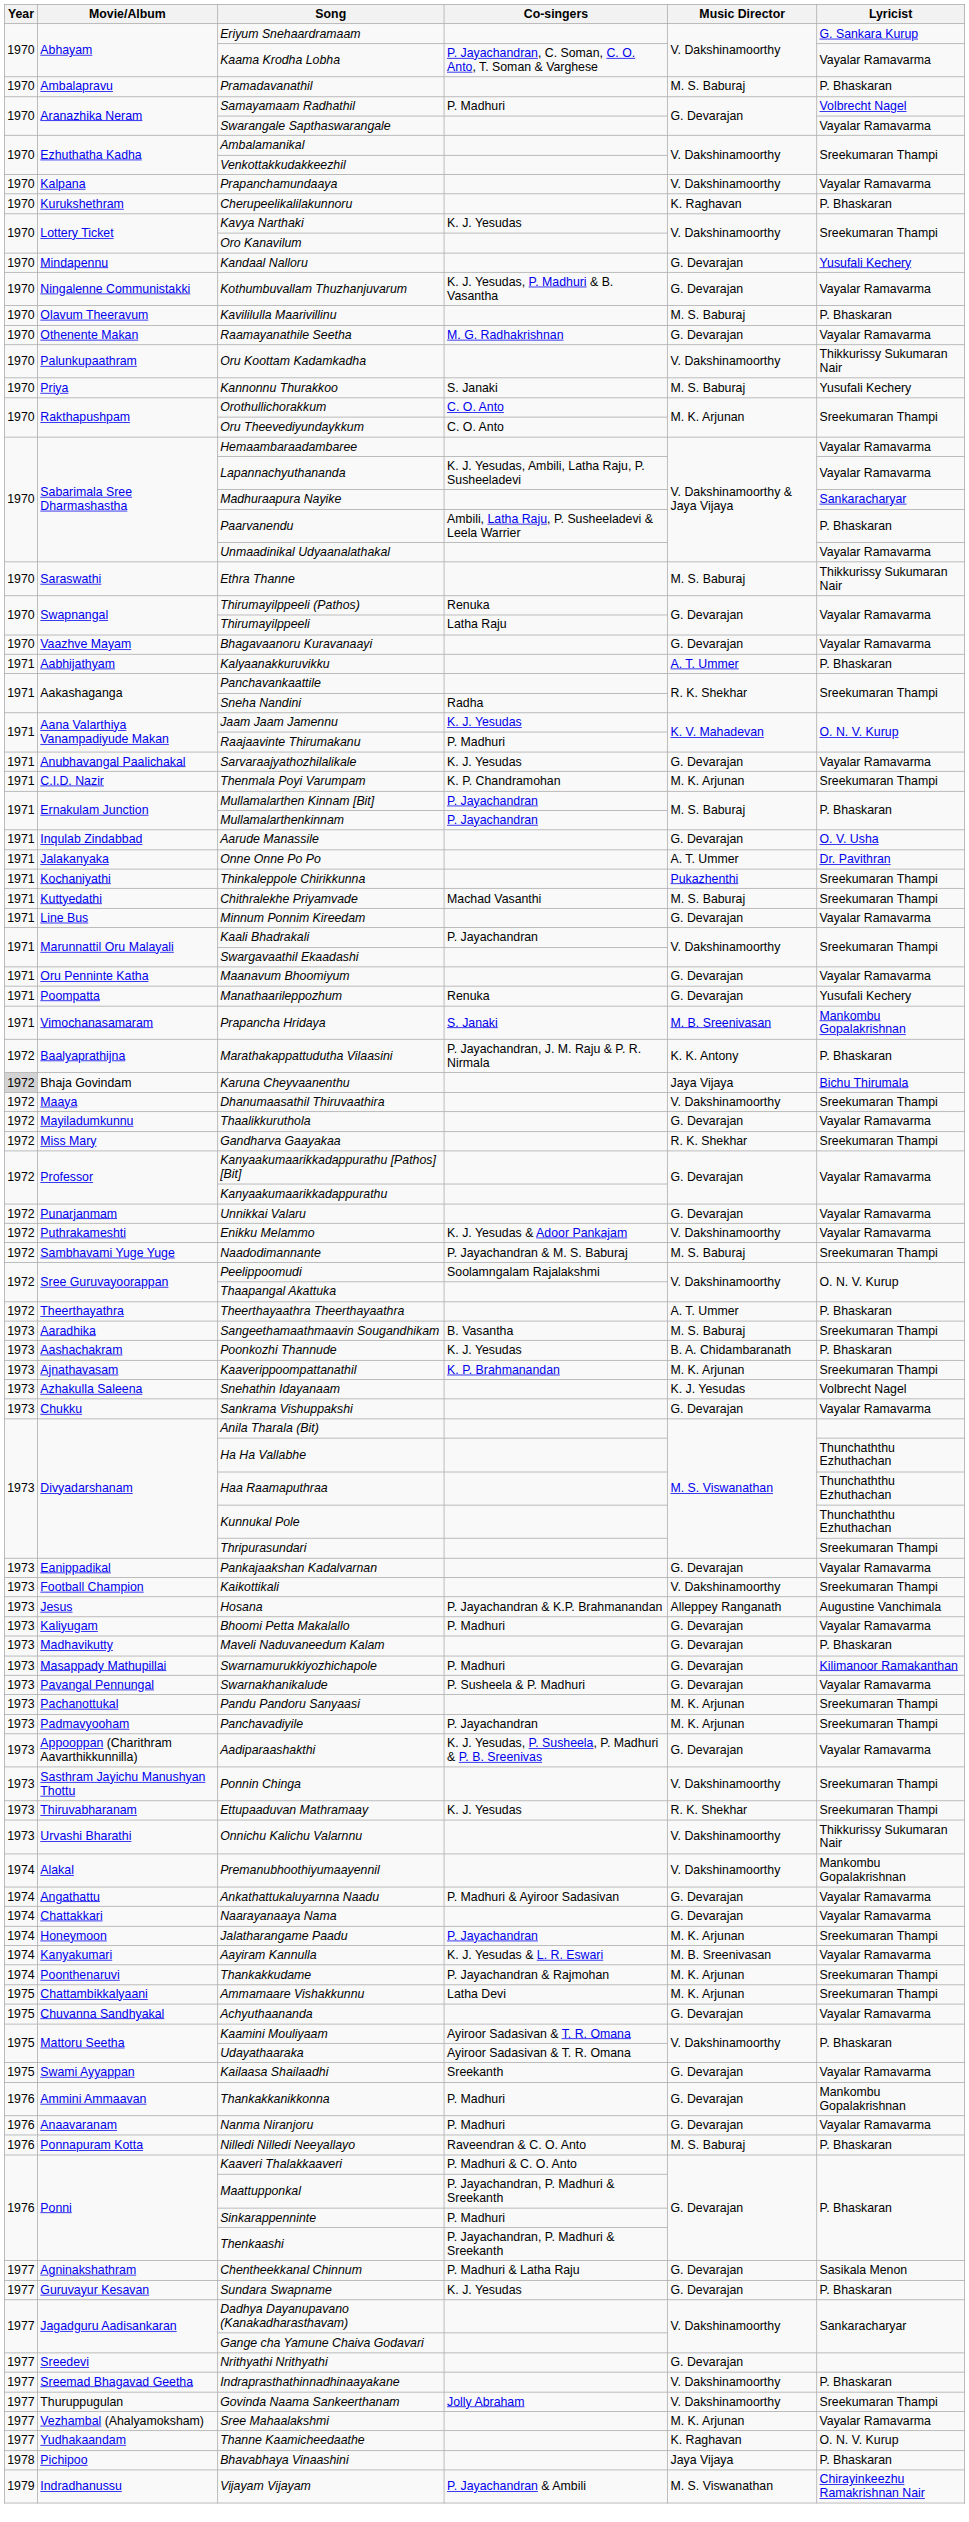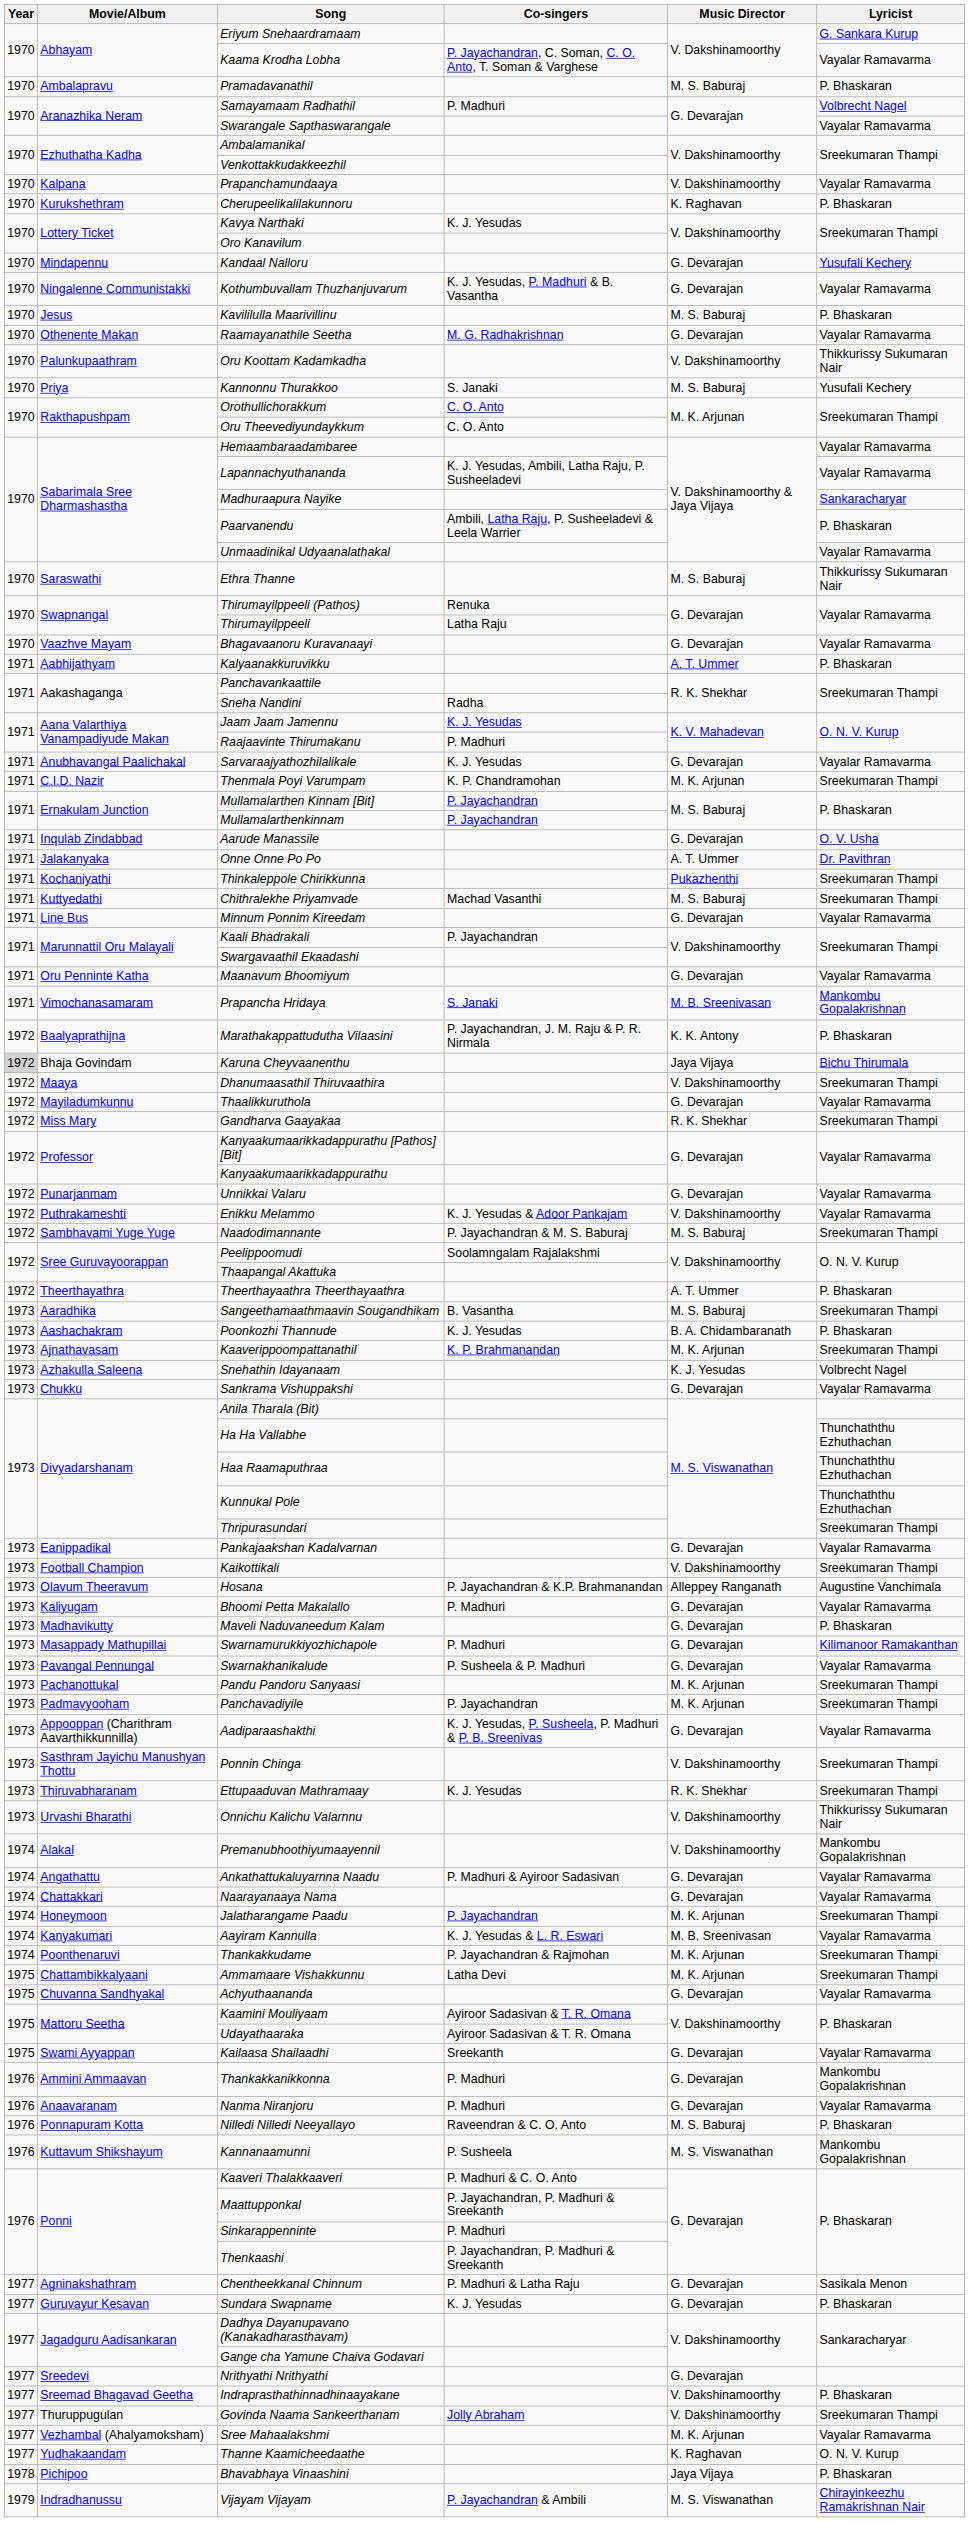(94, 315) Olavum Theeravum -> (56, 315) Jesus
- row: (281, 996)
(56, 1606) Jesus -> (94, 1587) Olavum Theeravum
+ row: (265, 2152)
